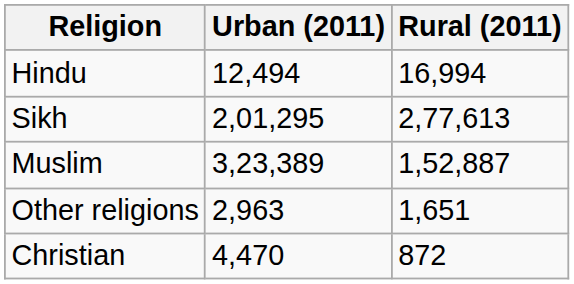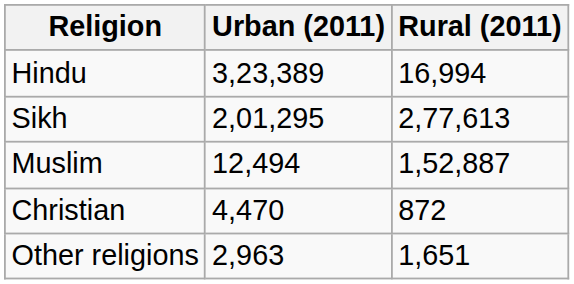(256, 73) 12,494 -> (268, 73) 3,23,389
(268, 164) 3,23,389 -> (256, 164) 12,494
rows swapped: (68, 255) <-> (105, 210)
